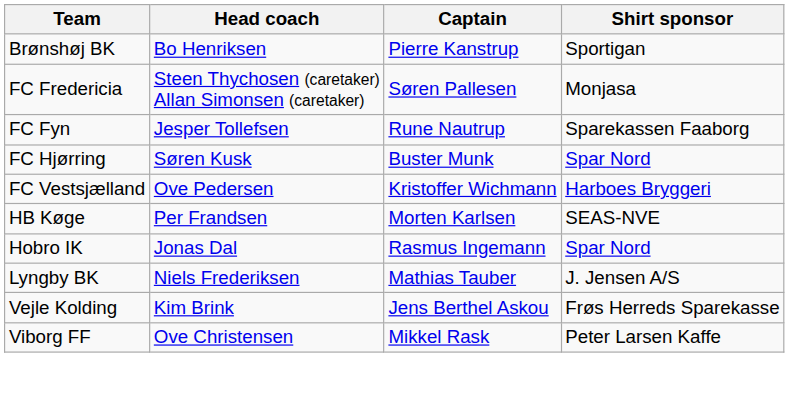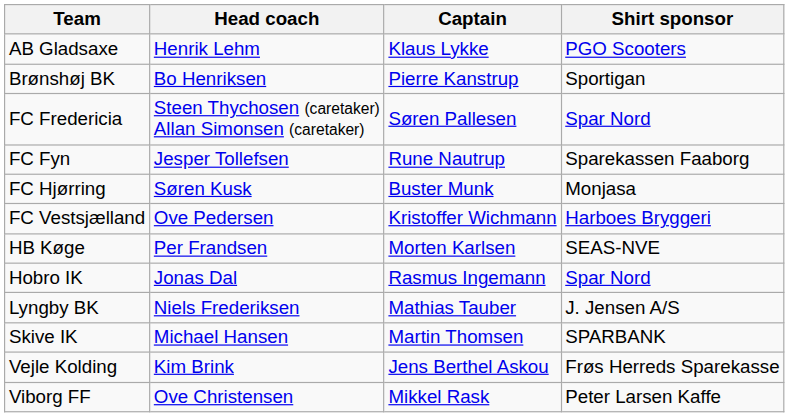+ row: (64, 49)
(601, 89) Monjasa -> (608, 118) Spar Nord
(608, 159) Spar Nord -> (601, 188) Monjasa
+ row: (43, 337)
